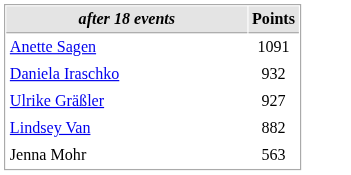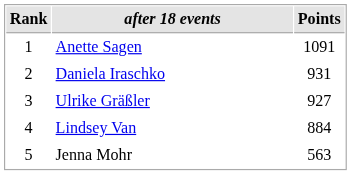+ column: (29, 19)
(273, 74) 932 -> (319, 74) 931
(273, 127) 882 -> (319, 127) 884
